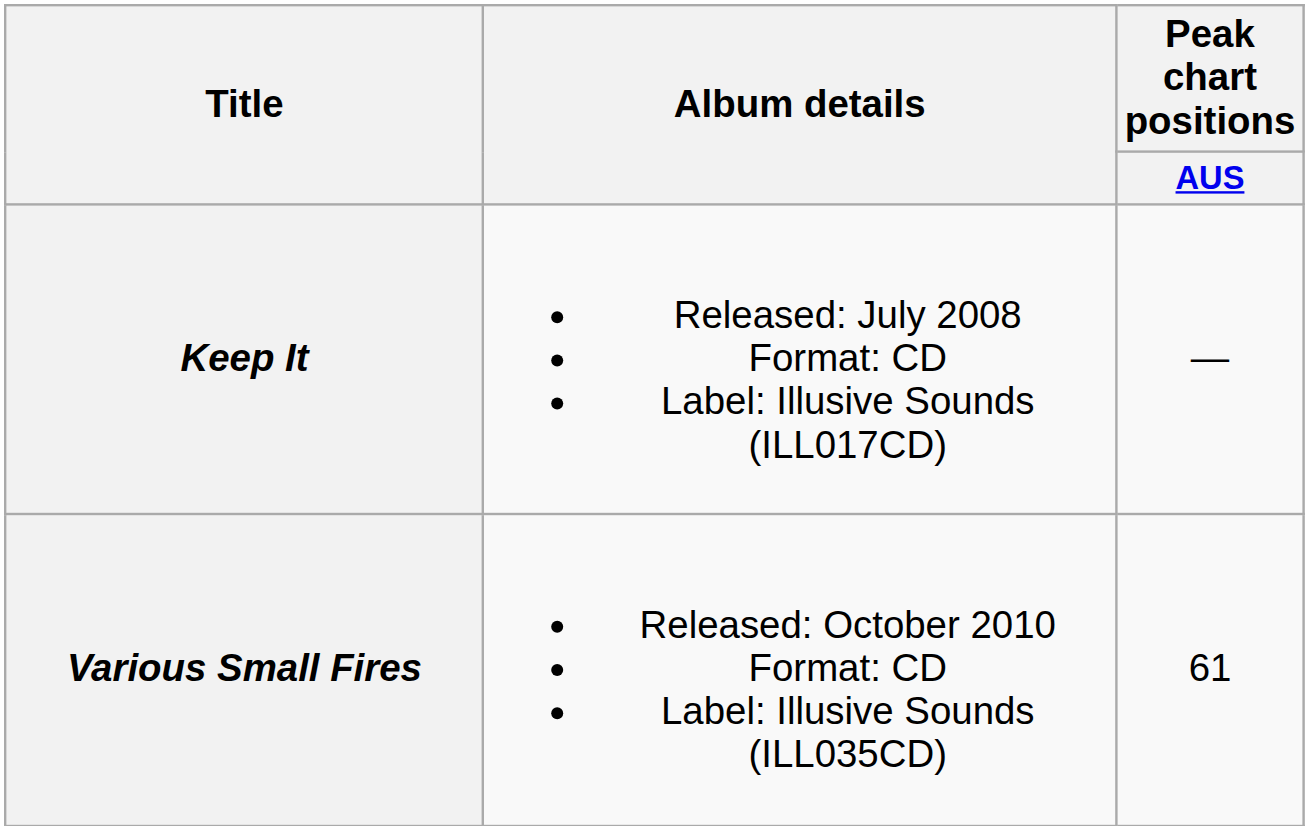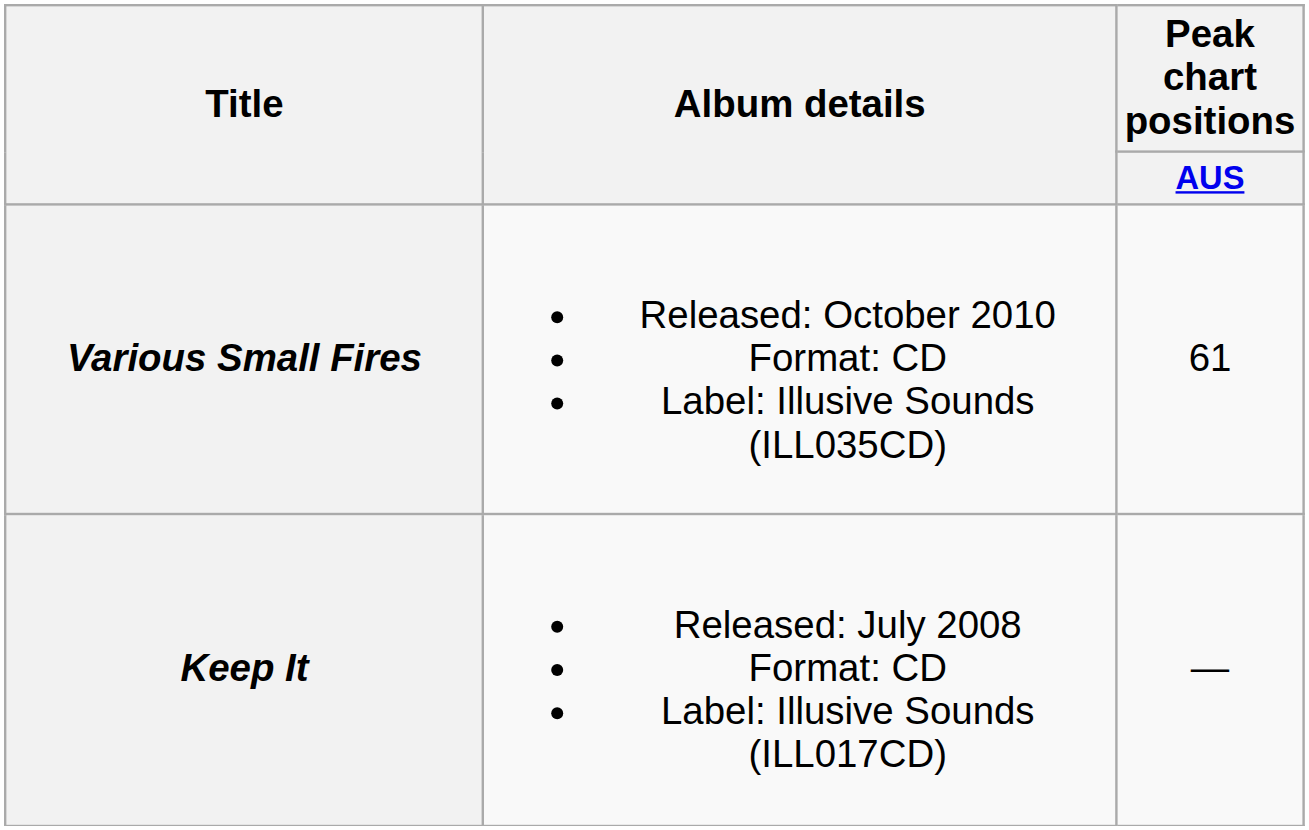rows swapped: (244, 358) <-> (244, 669)
